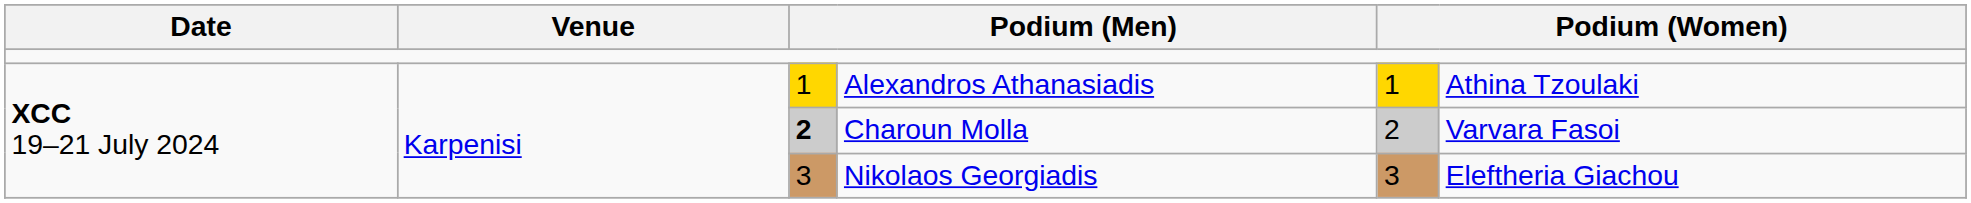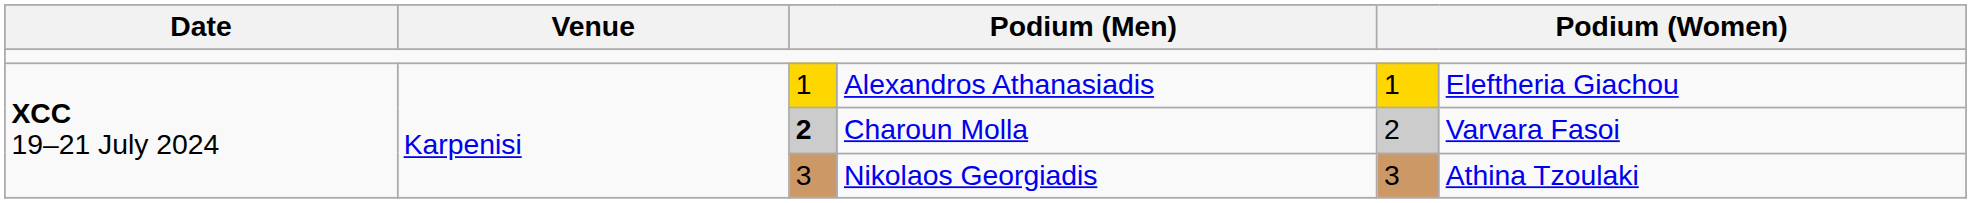(1542, 84) Athina Tzoulaki -> (1562, 84) Eleftheria Giachou
(1562, 174) Eleftheria Giachou -> (1542, 174) Athina Tzoulaki
